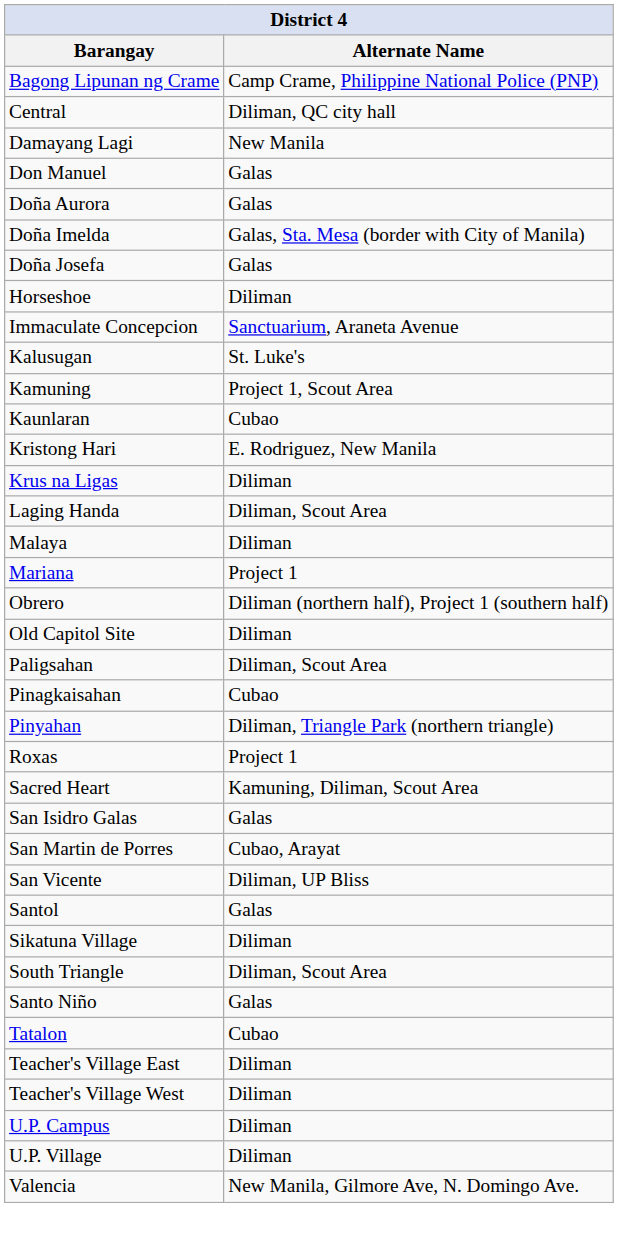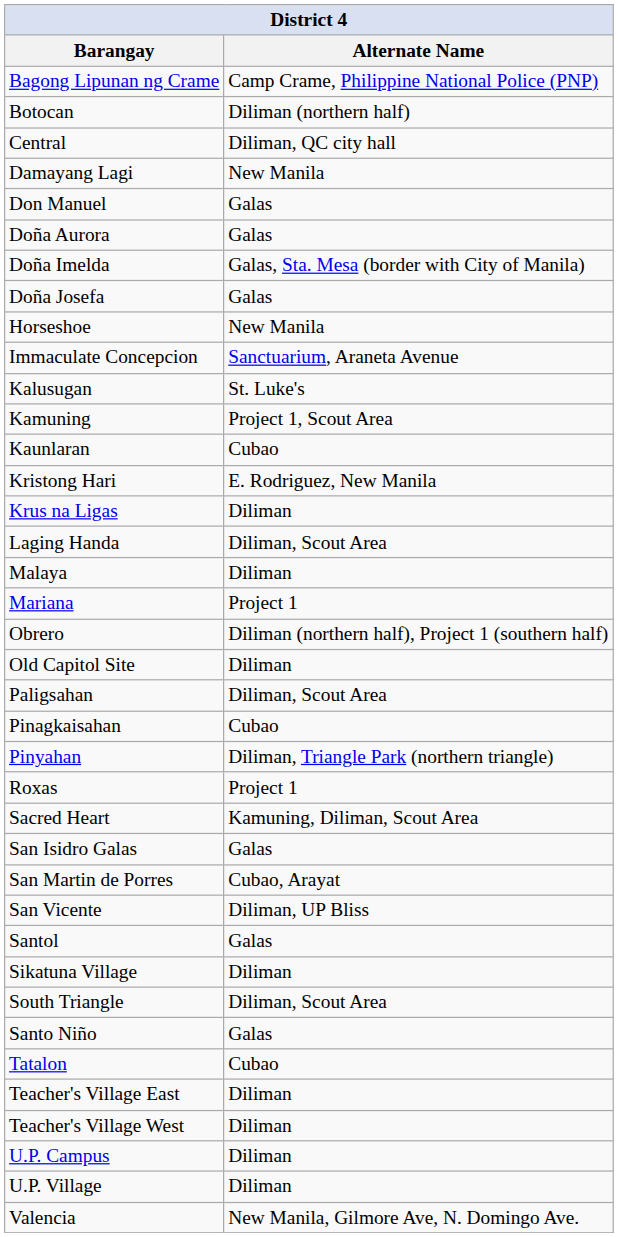+ row: (41, 111)
(260, 296) Diliman -> (276, 326) New Manila
